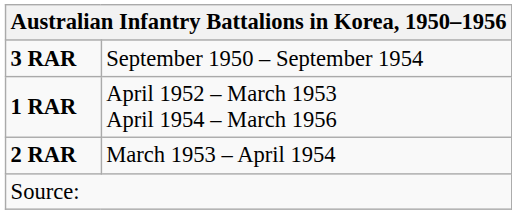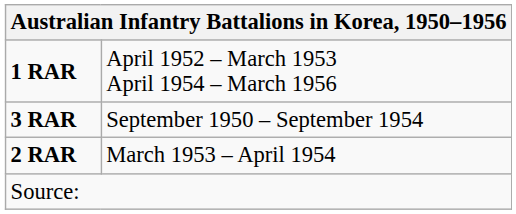rows swapped: (43, 58) <-> (43, 106)
